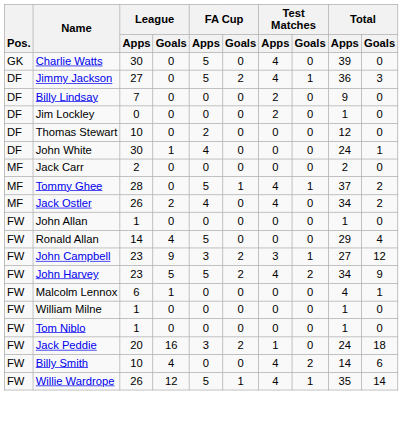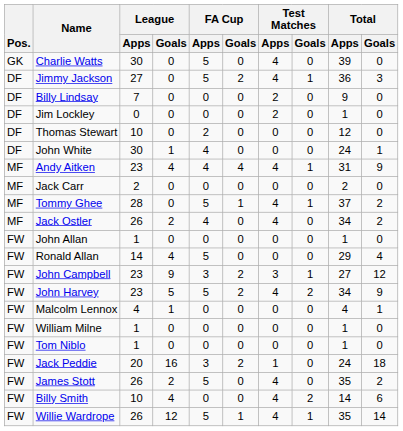+ row: (65, 168)
(136, 292) 6 -> (136, 310) 4
+ row: (65, 381)
